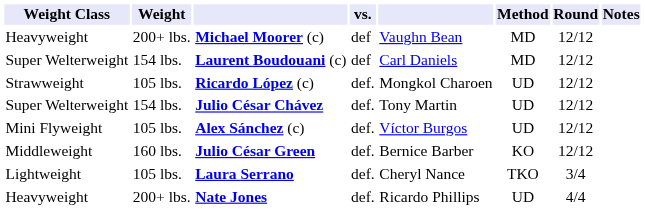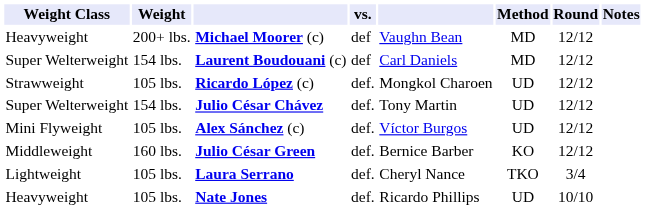(162, 196) 200+ lbs. -> (157, 196) 105 lbs.
(576, 196) 4/4 -> (576, 196) 10/10
